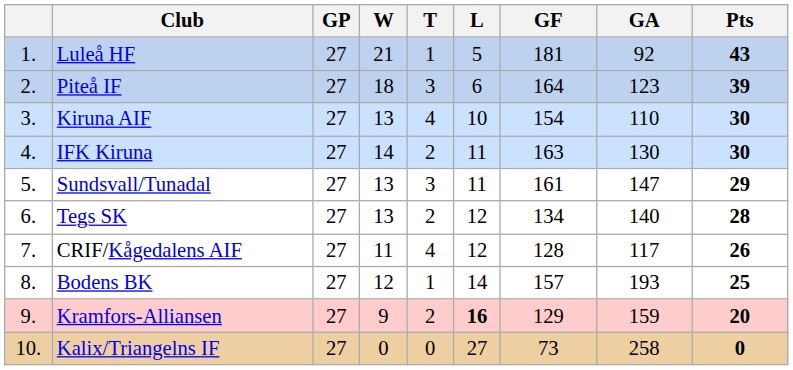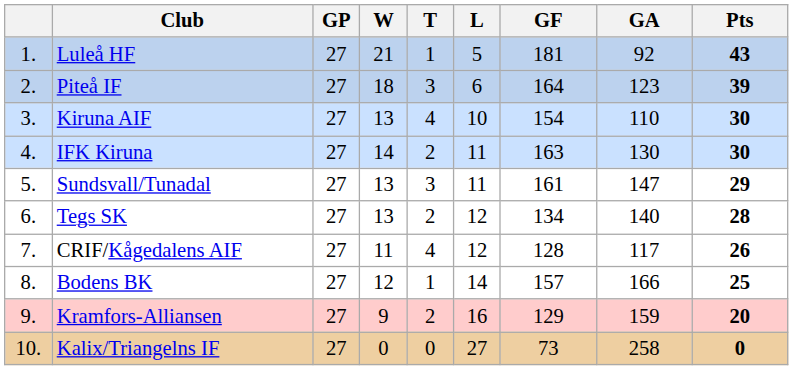(644, 282) 193 -> (644, 282) 166
(477, 315) bold -> (477, 315) normal
